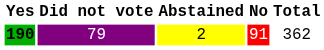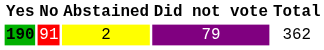columns swapped: (259, 12) <-> (96, 12)
